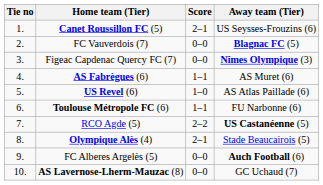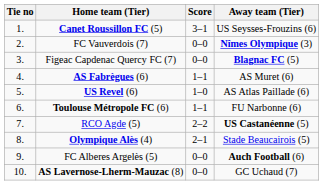(200, 28) 2–1 -> (200, 28) 3–1
(266, 44) Blagnac FC (5) -> (266, 44) Nîmes Olympique (3)
(266, 60) Nîmes Olympique (3) -> (266, 60) Blagnac FC (5)
